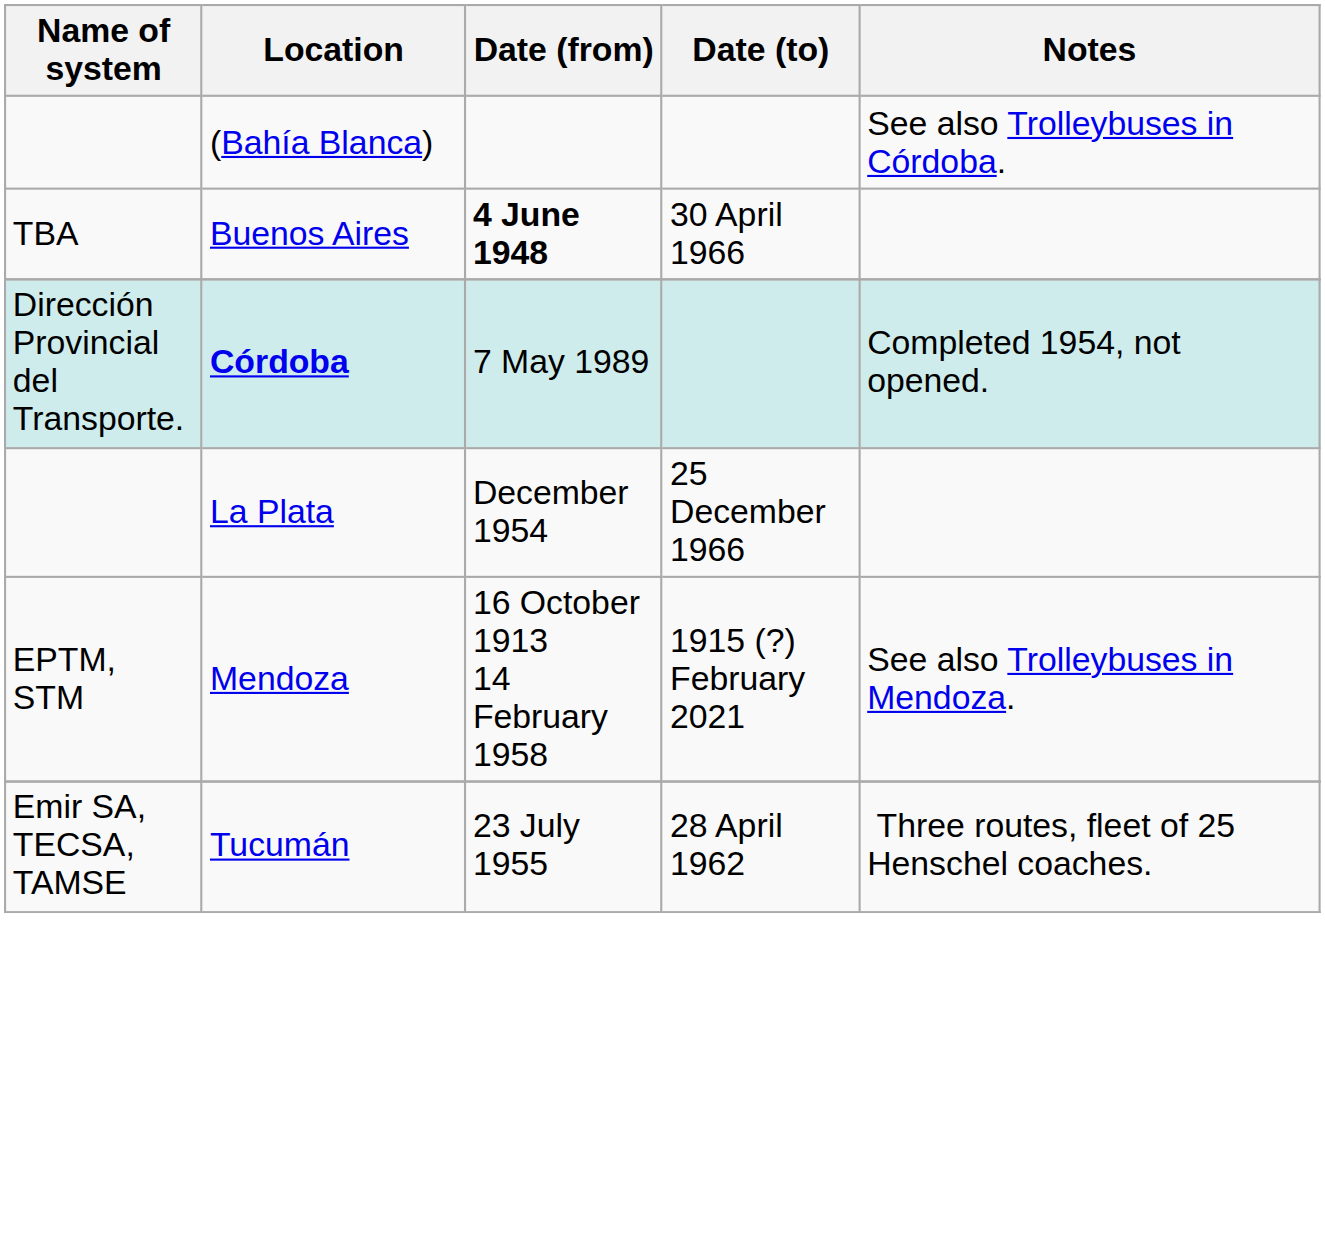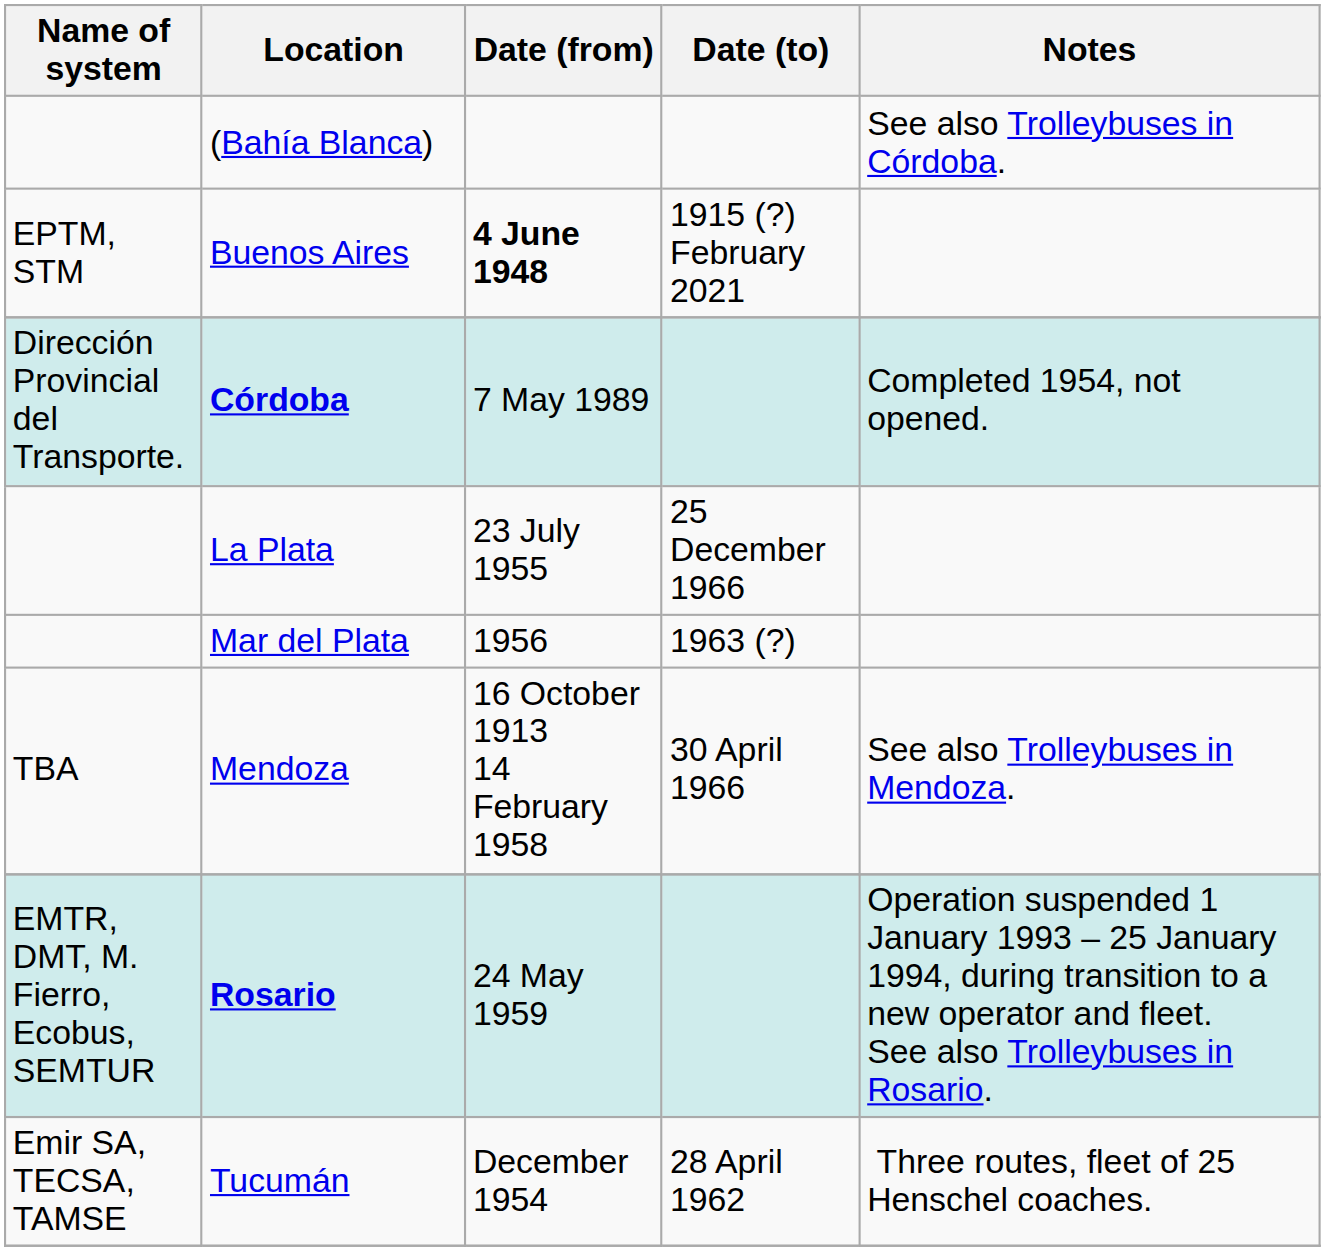(46, 233) TBA -> (64, 252) EPTM, STM
(726, 233) 30 April 1966 -> (738, 252) 1915 (?) February 2021
(551, 511) December 1954 -> (526, 549) 23 July 1955
+ row: (309, 640)
(64, 678) EPTM, STM -> (46, 770) TBA
(738, 678) 1915 (?) February 2021 -> (726, 770) 30 April 1966
+ row: (273, 994)
(526, 846) 23 July 1955 -> (551, 1181) December 1954
